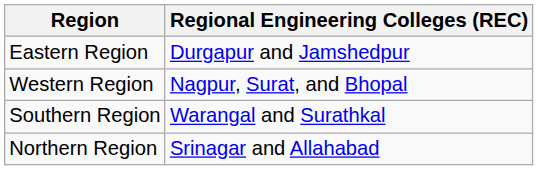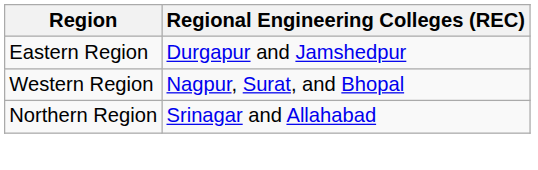- row: (85, 116)
